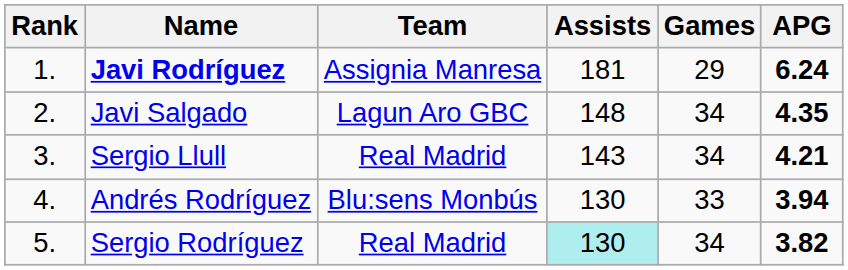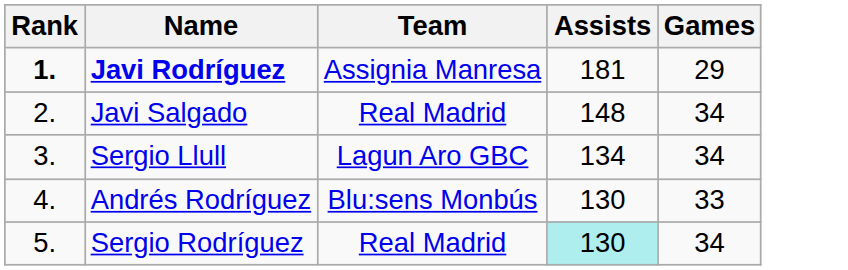- column: (802, 26)
(45, 69) normal -> (45, 69) bold
(433, 112) Lagun Aro GBC -> (433, 112) Real Madrid
(433, 156) Real Madrid -> (433, 156) Lagun Aro GBC
(603, 156) 143 -> (603, 156) 134
